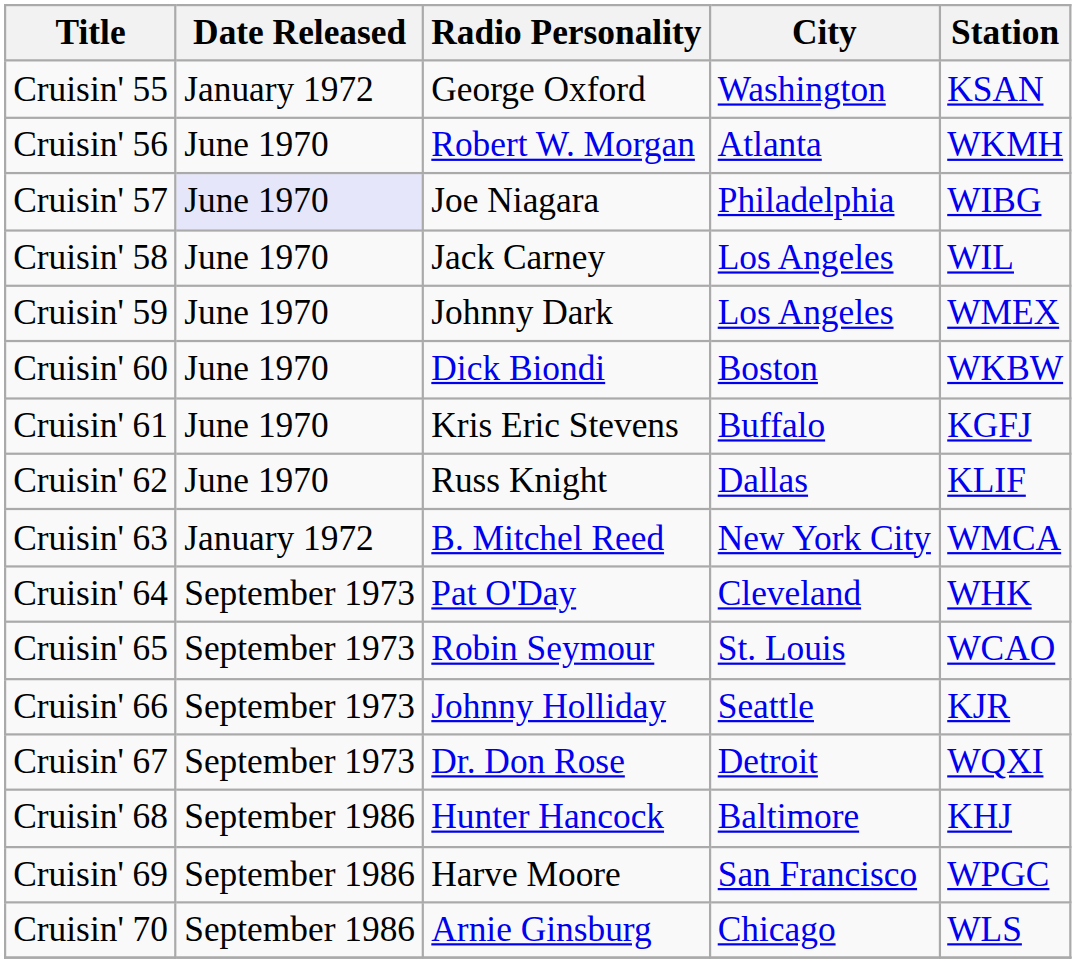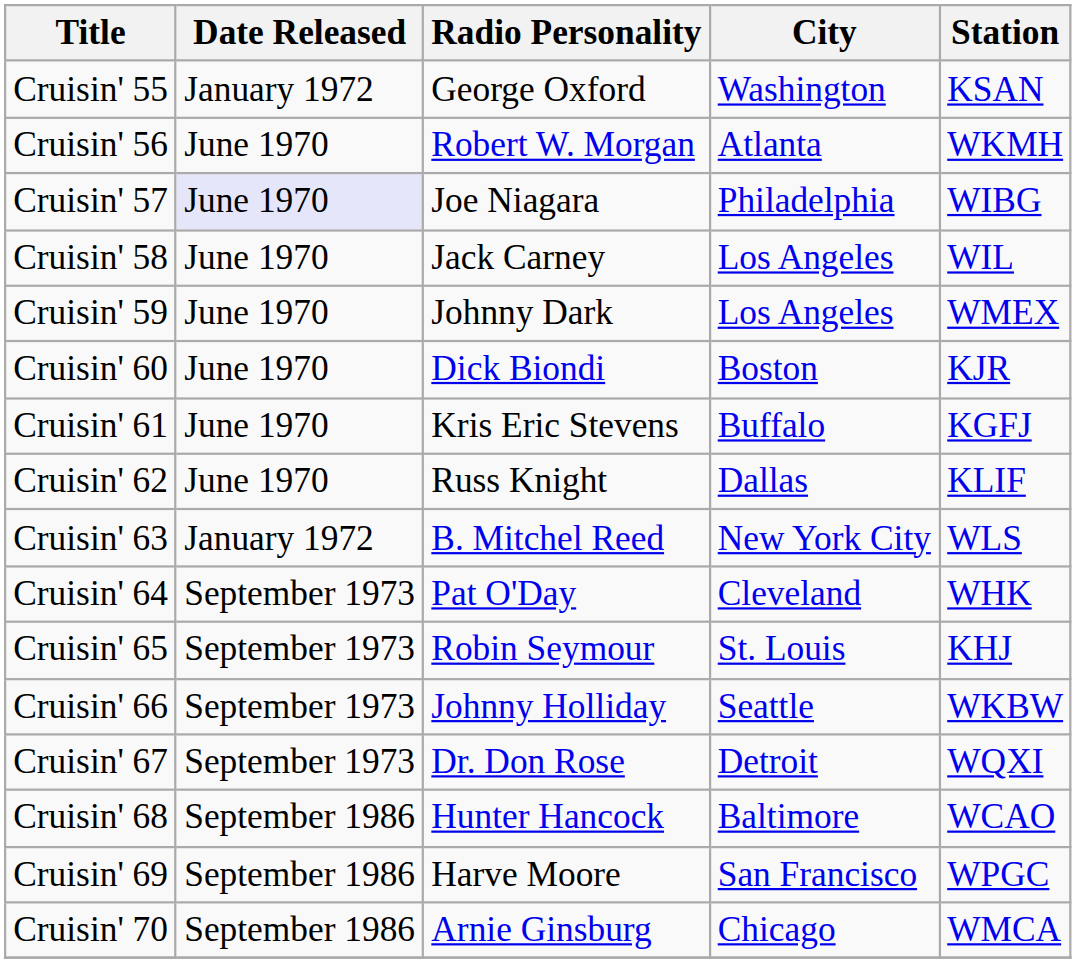(1005, 369) WKBW -> (979, 369) KJR
(1004, 537) WMCA -> (985, 537) WLS
(1001, 649) WCAO -> (980, 649) KHJ
(979, 705) KJR -> (1005, 705) WKBW
(980, 817) KHJ -> (1001, 817) WCAO
(985, 929) WLS -> (1004, 929) WMCA
